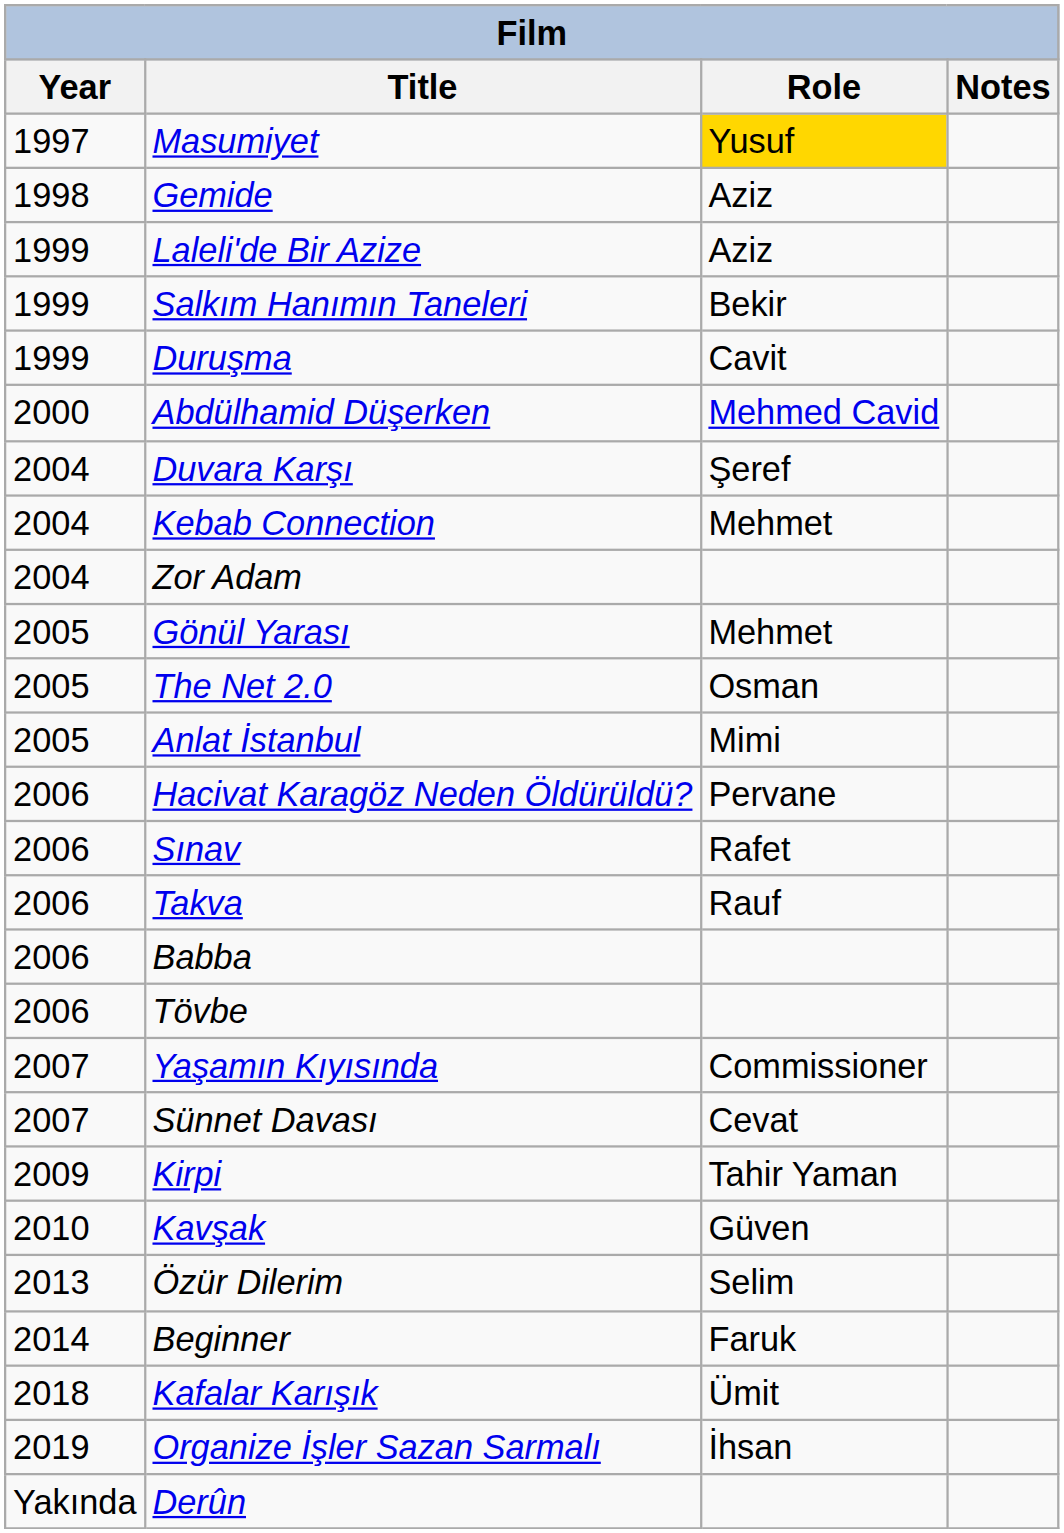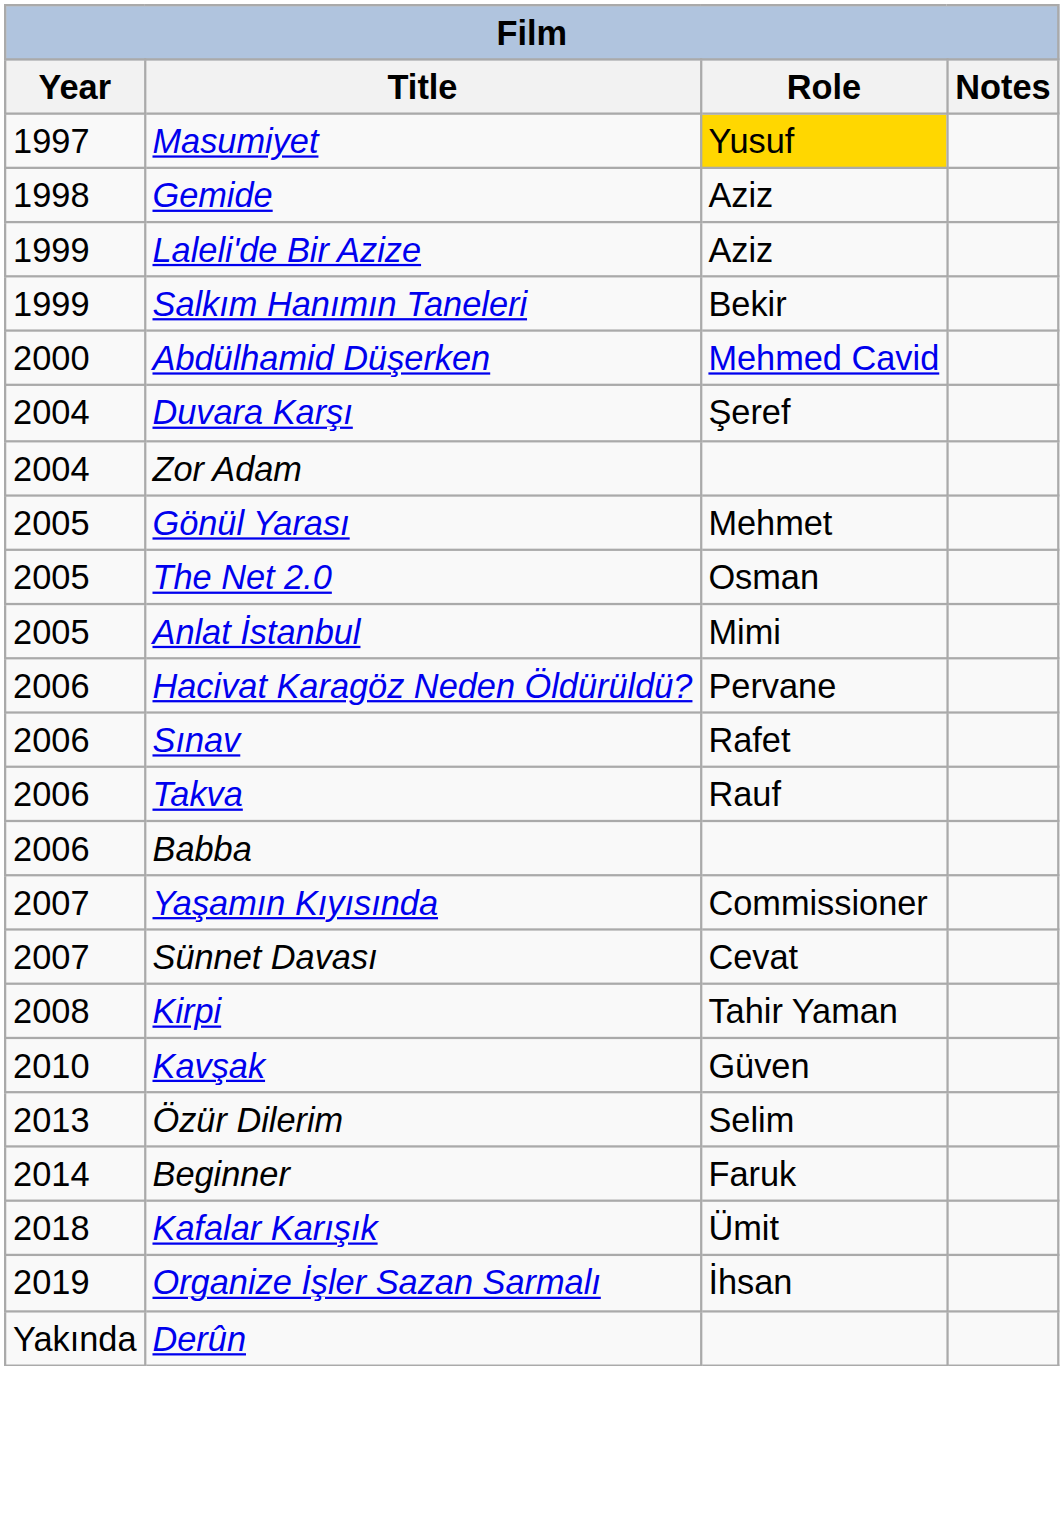- row: (222, 359)
- row: (294, 522)
- row: (200, 1011)
(51, 1175) 2009 -> (51, 1011) 2008
